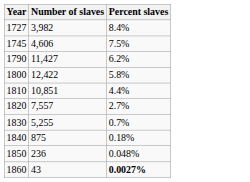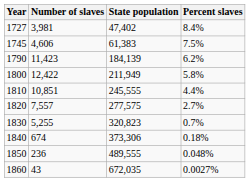+ column: (144, 12)
(42, 28) 3,982 -> (42, 28) 3,981
(44, 59) 11,427 -> (44, 59) 11,423
(38, 138) 875 -> (38, 138) 674
(127, 169) bold -> (201, 169) normal
